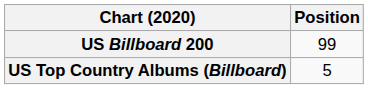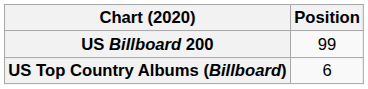(327, 70) 5 -> (327, 70) 6
